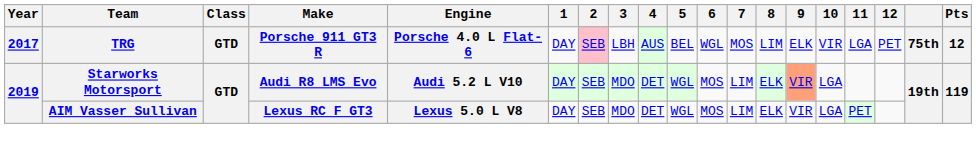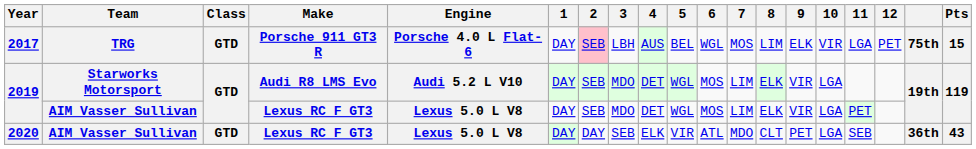(957, 45) 12 -> (957, 45) 15
(801, 82) lightsalmon background -> (801, 82) no background
+ row: (23, 134)
